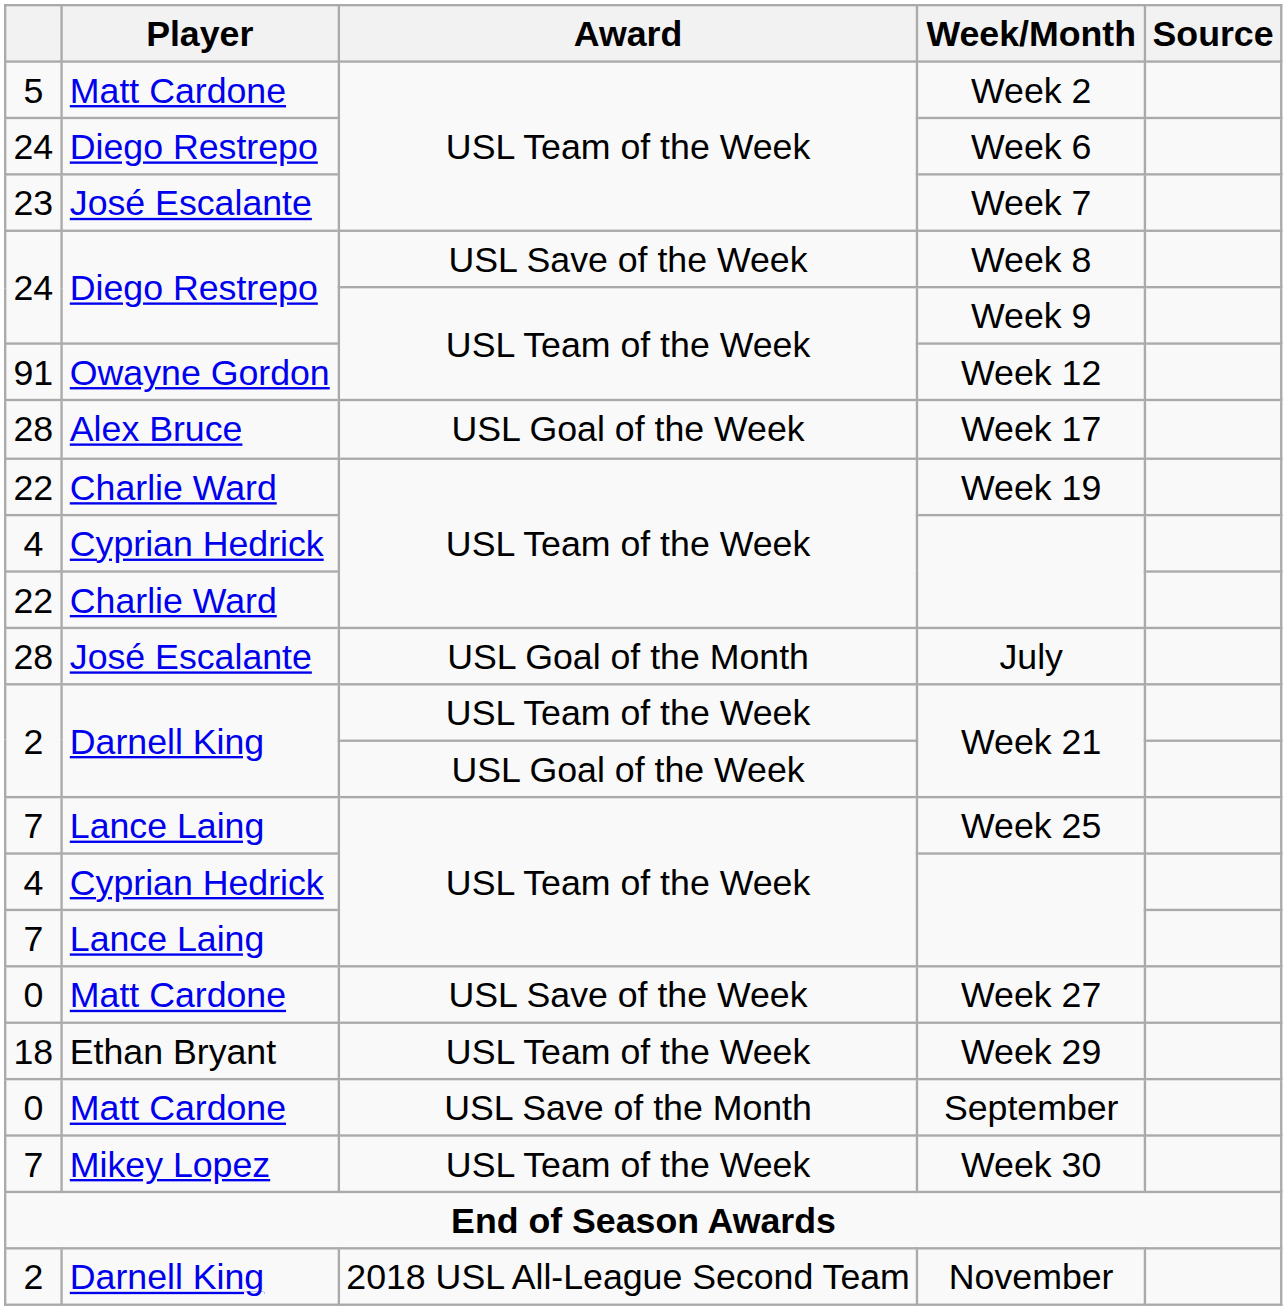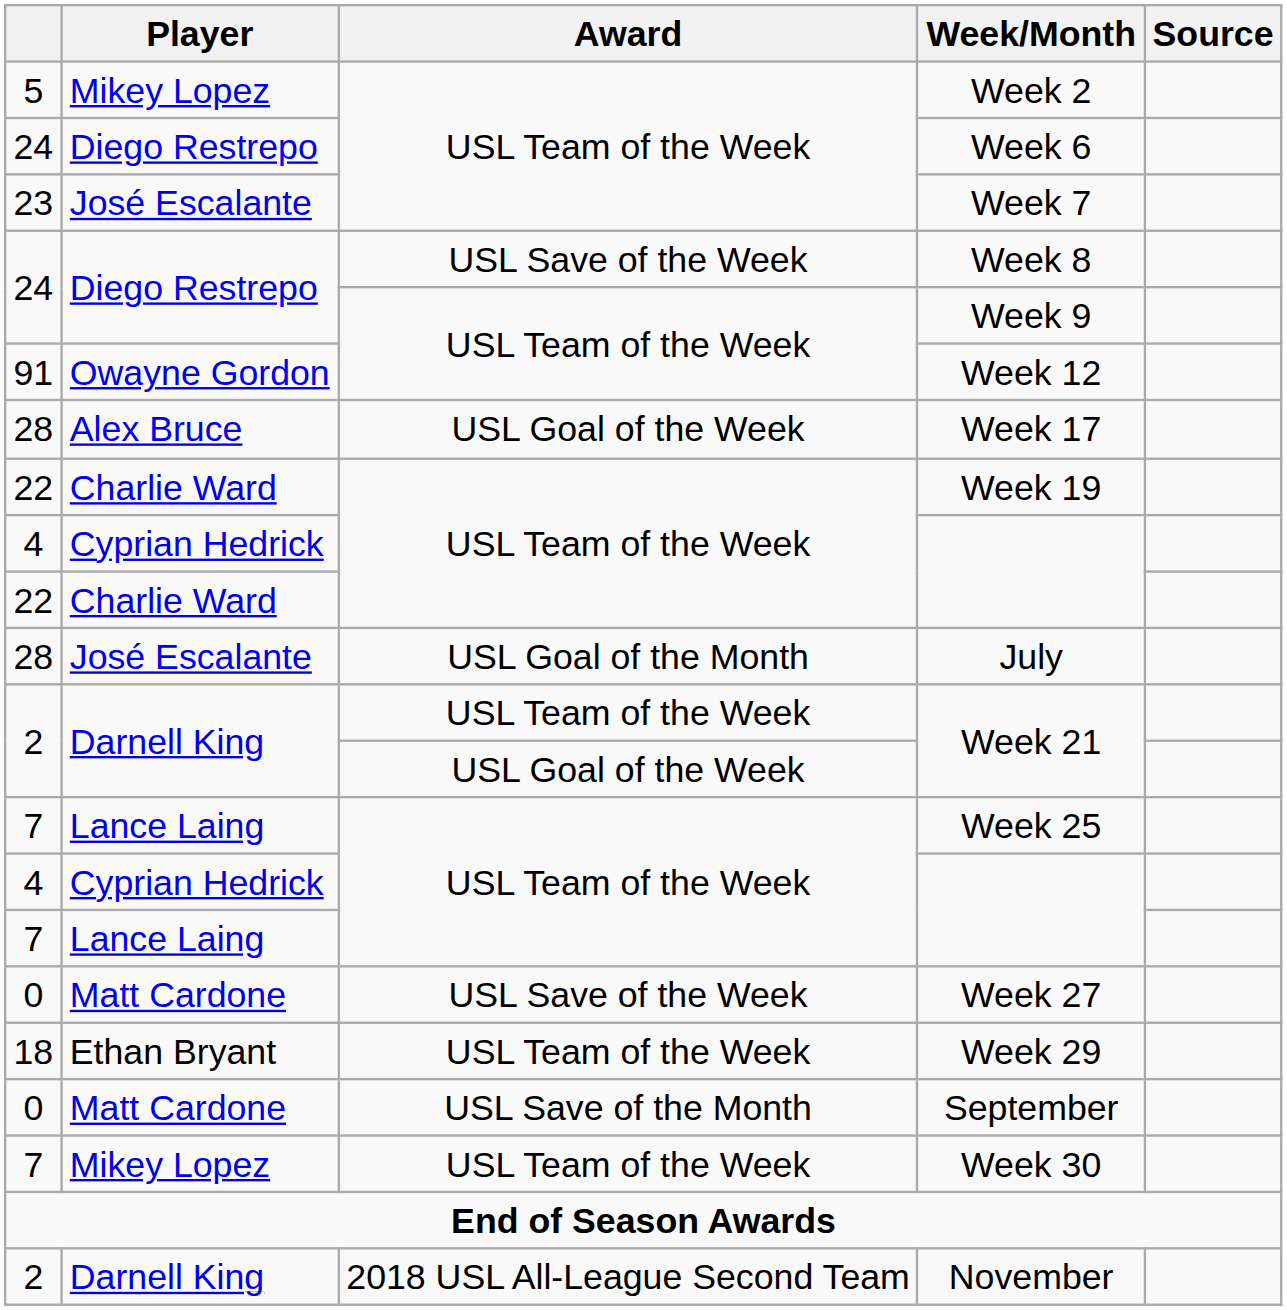(178, 90) Matt Cardone -> (170, 90) Mikey Lopez
